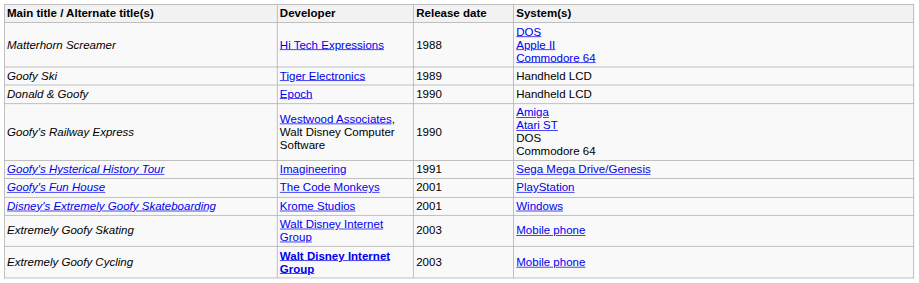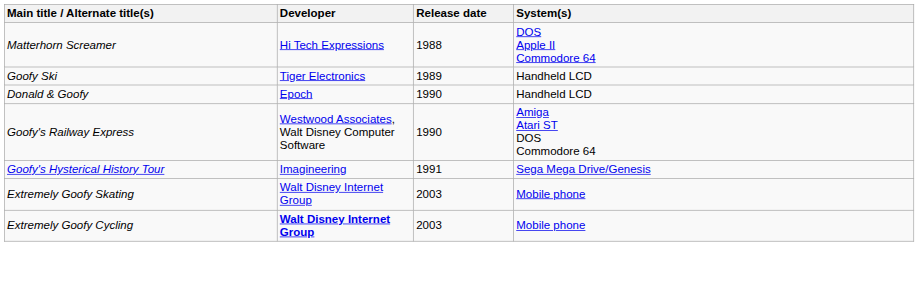- row: (56, 188)
- row: (112, 206)
